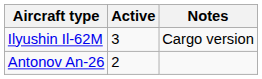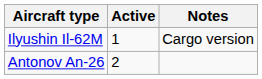(115, 39) 3 -> (115, 39) 1
